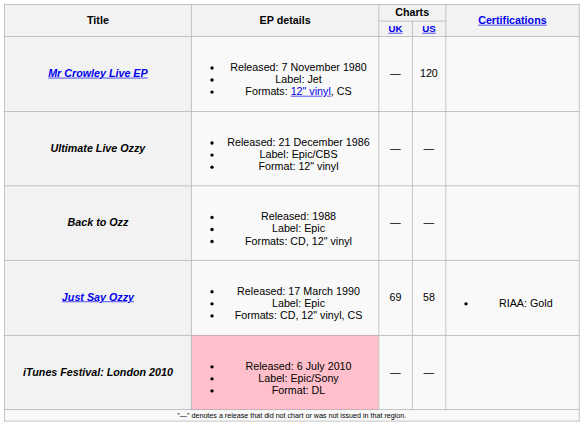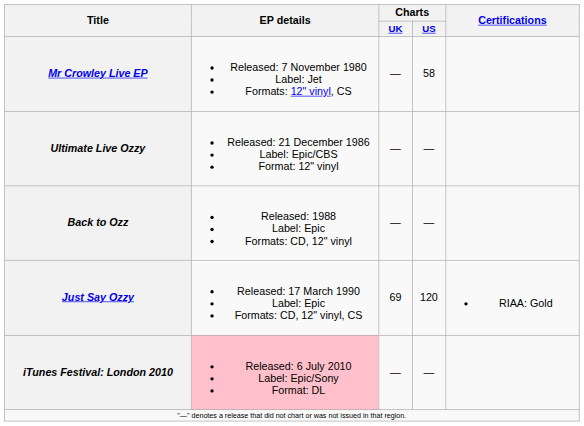(429, 74) 120 -> (429, 74) 58
(429, 297) 58 -> (429, 297) 120
